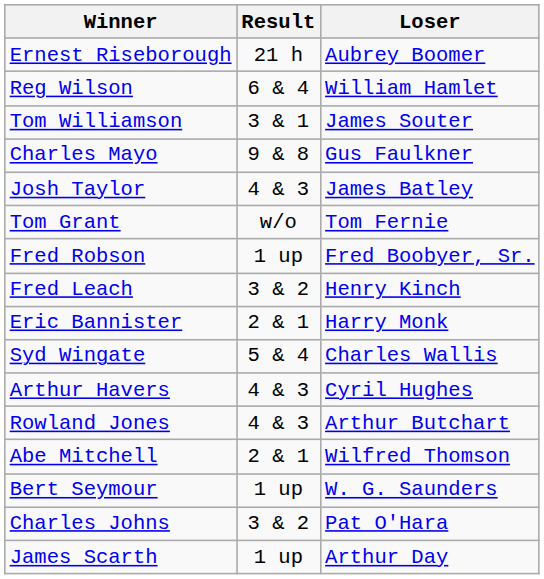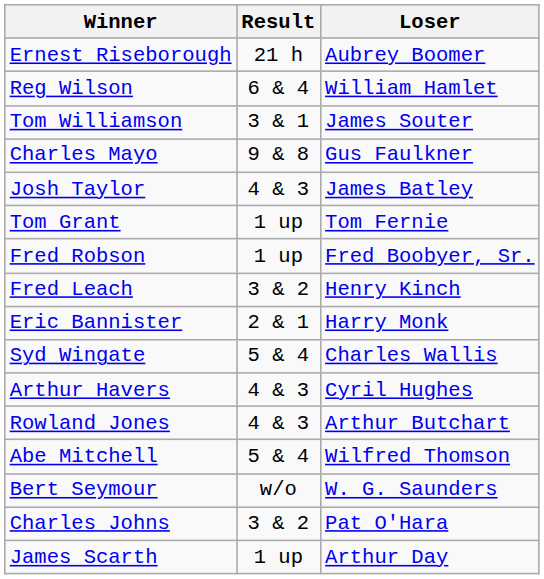(278, 222) w/o -> (278, 222) 1 up
(278, 457) 2 & 1 -> (278, 457) 5 & 4
(278, 490) 1 up -> (278, 490) w/o
